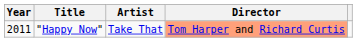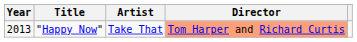(19, 29) 2011 -> (19, 29) 2013
